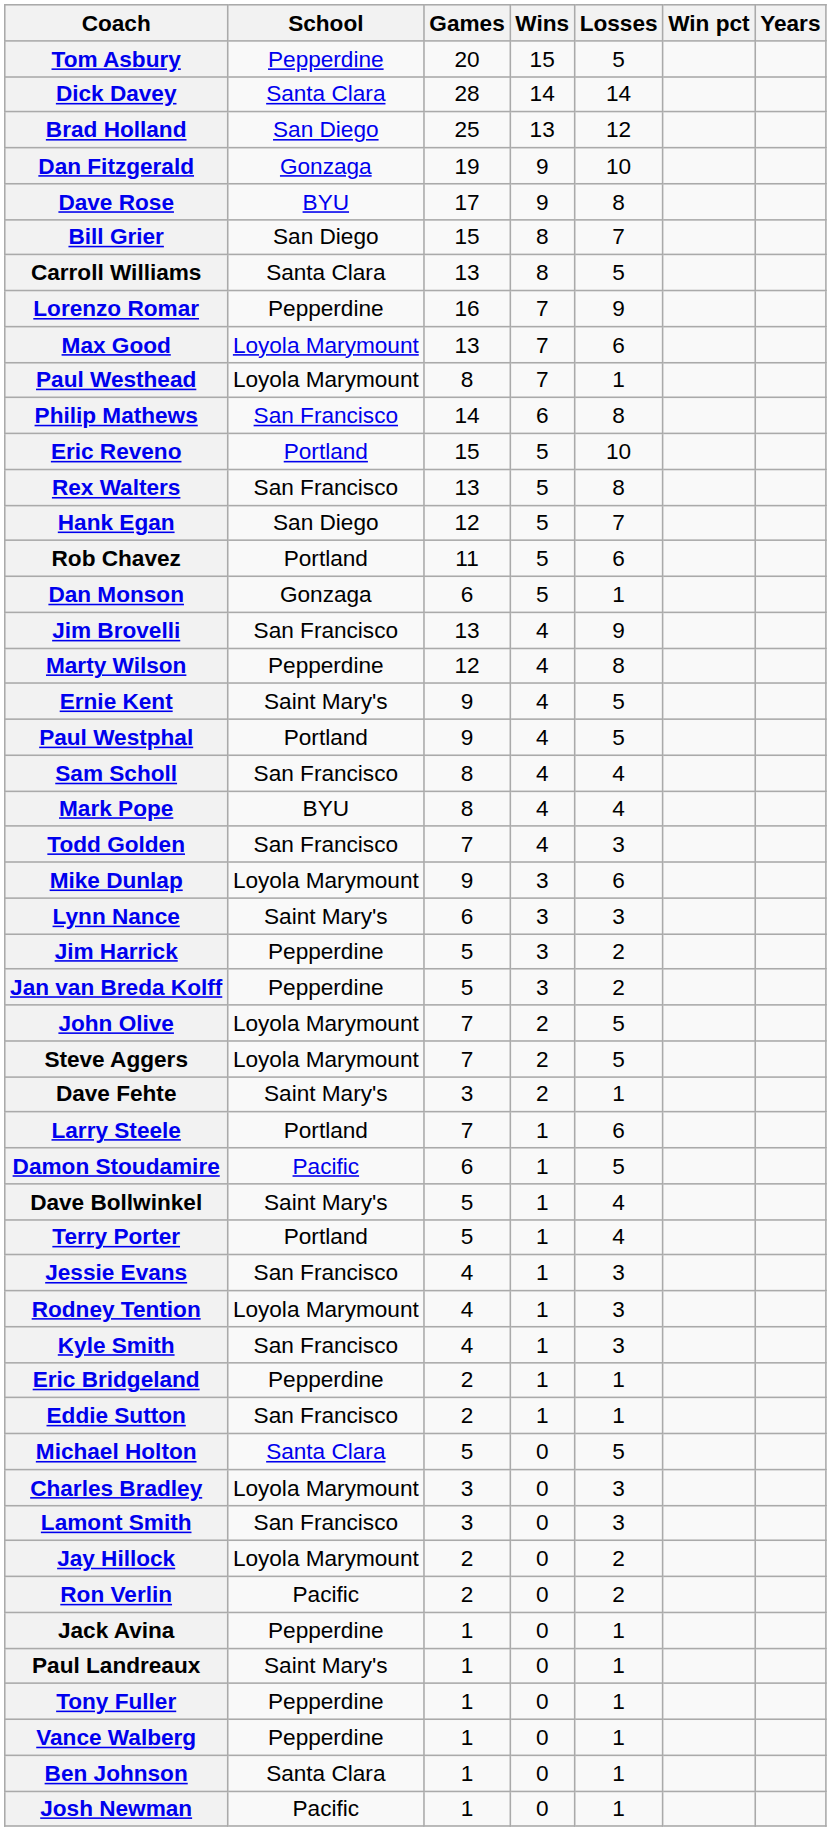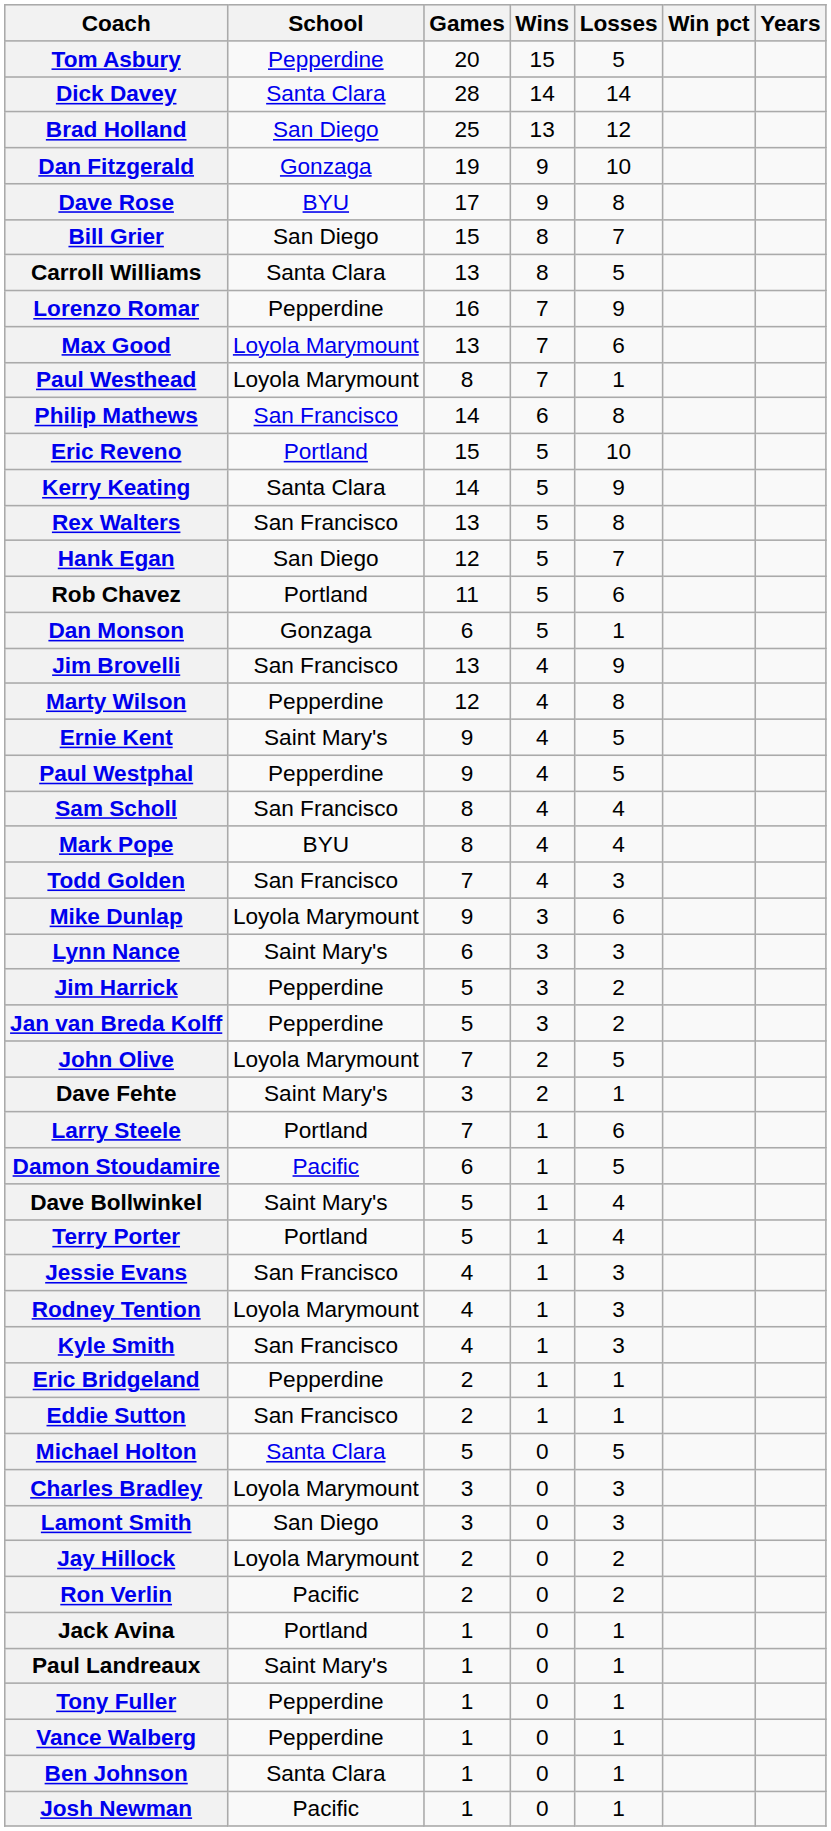+ row: (116, 487)
(326, 737) Portland -> (326, 773) Pepperdine
- row: (116, 1059)
(326, 1523) San Francisco -> (326, 1523) San Diego
(326, 1630) Pepperdine -> (326, 1630) Portland
